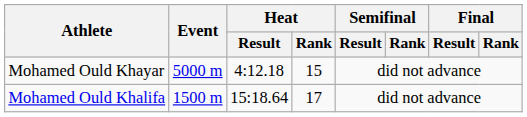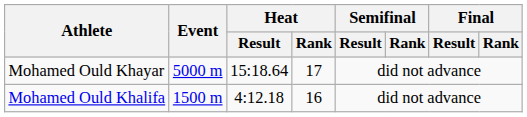(259, 71) 4:12.18 -> (259, 71) 15:18.64
(314, 71) 15 -> (314, 71) 17
(259, 98) 15:18.64 -> (259, 98) 4:12.18
(314, 98) 17 -> (314, 98) 16
